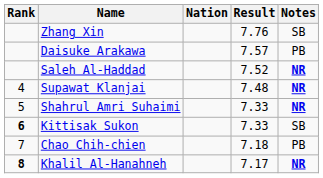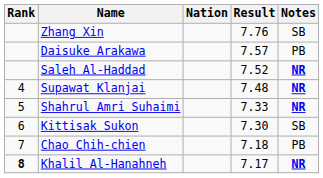(21, 127) bold -> (21, 127) normal
(255, 127) 7.33 -> (255, 127) 7.30
